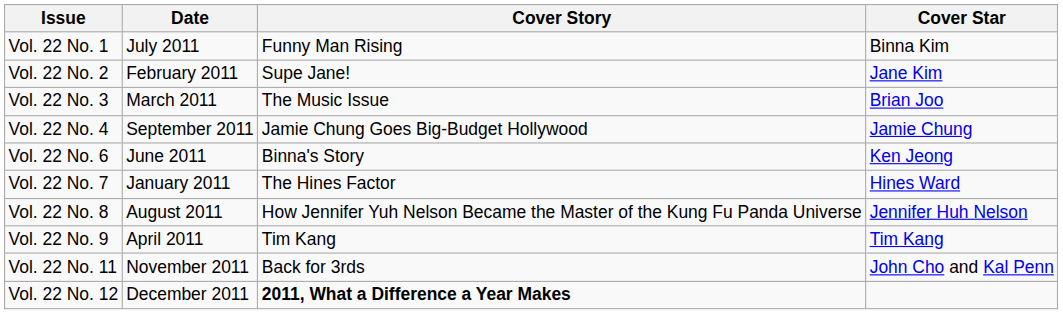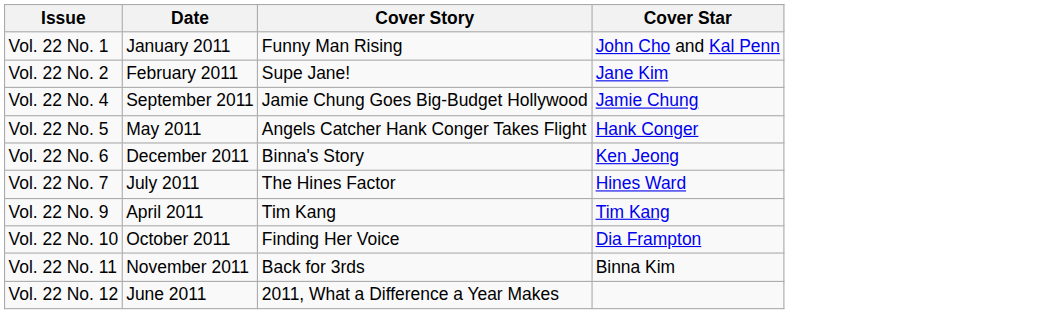(163, 45) July 2011 -> (178, 45) January 2011
(909, 45) Binna Kim -> (688, 45) John Cho and Kal Penn
- row: (59, 101)
+ row: (59, 128)
(166, 156) June 2011 -> (188, 156) December 2011
(178, 184) January 2011 -> (163, 184) July 2011
- row: (59, 211)
+ row: (63, 239)
(962, 267) John Cho and Kal Penn -> (635, 267) Binna Kim
(188, 294) December 2011 -> (166, 294) June 2011
(416, 294) bold -> (410, 294) normal
